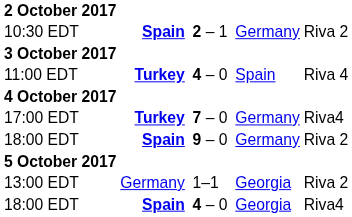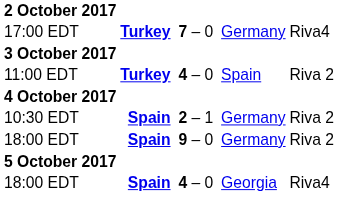rows swapped: (41, 118) <-> (41, 32)
(326, 75) Riva 4 -> (312, 75) Riva 2
- row: (41, 183)
